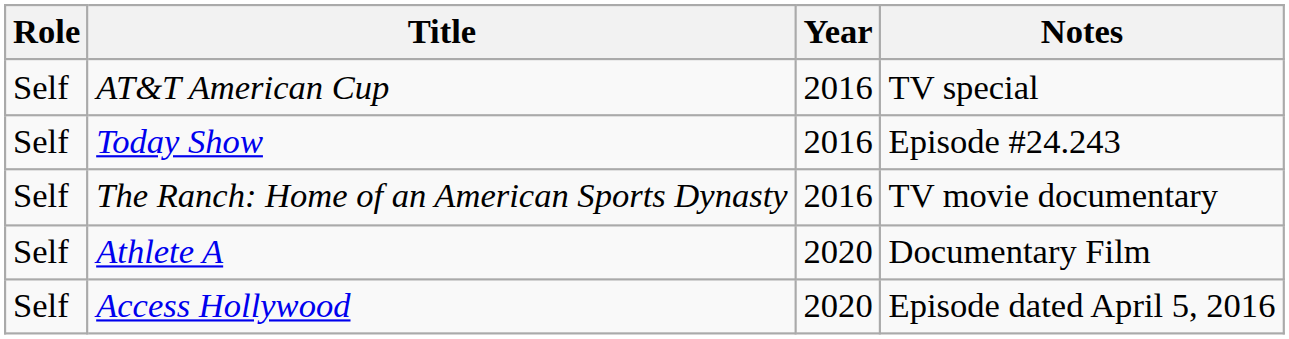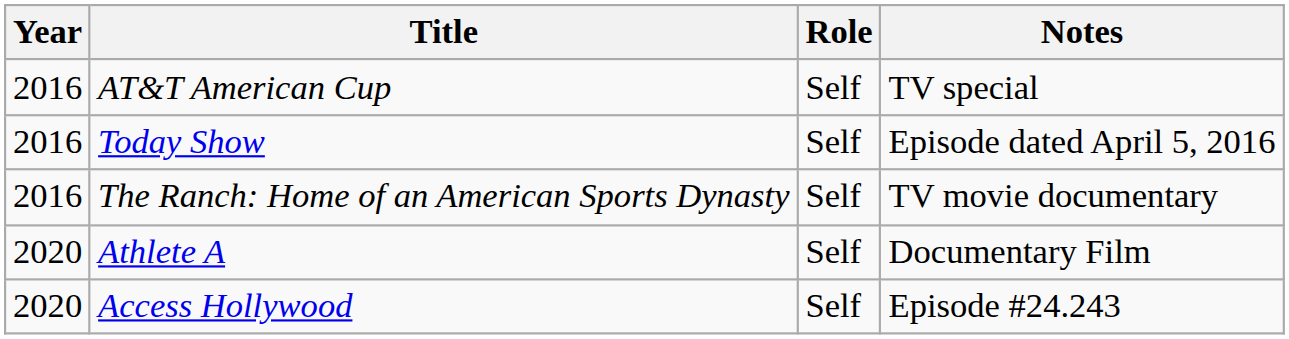columns swapped: (838, 31) <-> (47, 31)
(1005, 141) Episode #24.243 -> (1082, 141) Episode dated April 5, 2016
(1082, 305) Episode dated April 5, 2016 -> (1005, 305) Episode #24.243
